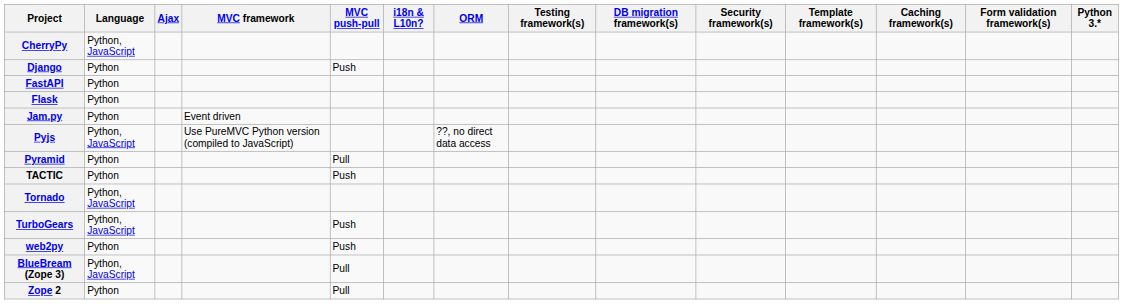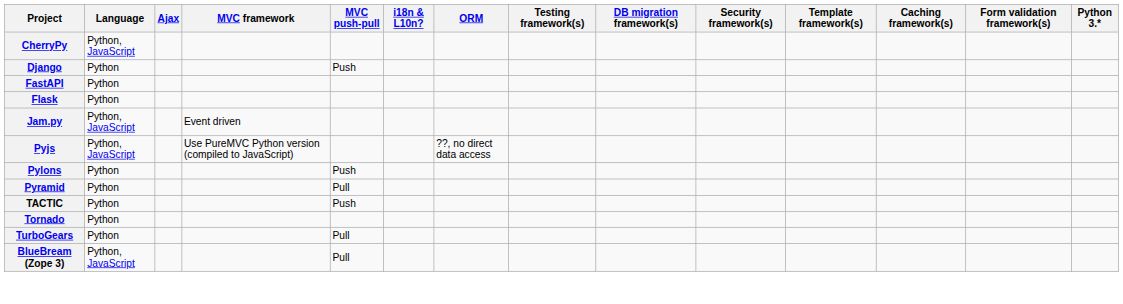(103, 116) Python -> (111, 122) Python, JavaScript
+ row: (45, 171)
(111, 198) Python, JavaScript -> (103, 220) Python
(111, 225) Python, JavaScript -> (103, 236) Python
(344, 225) Push -> (341, 236) Pull
- row: (45, 247)
- row: (45, 291)
